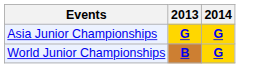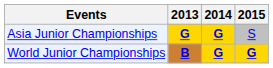+ column: (252, 15)
